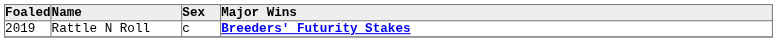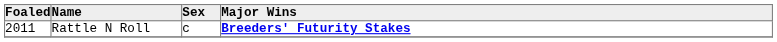(20, 29) 2019 -> (20, 29) 2011
